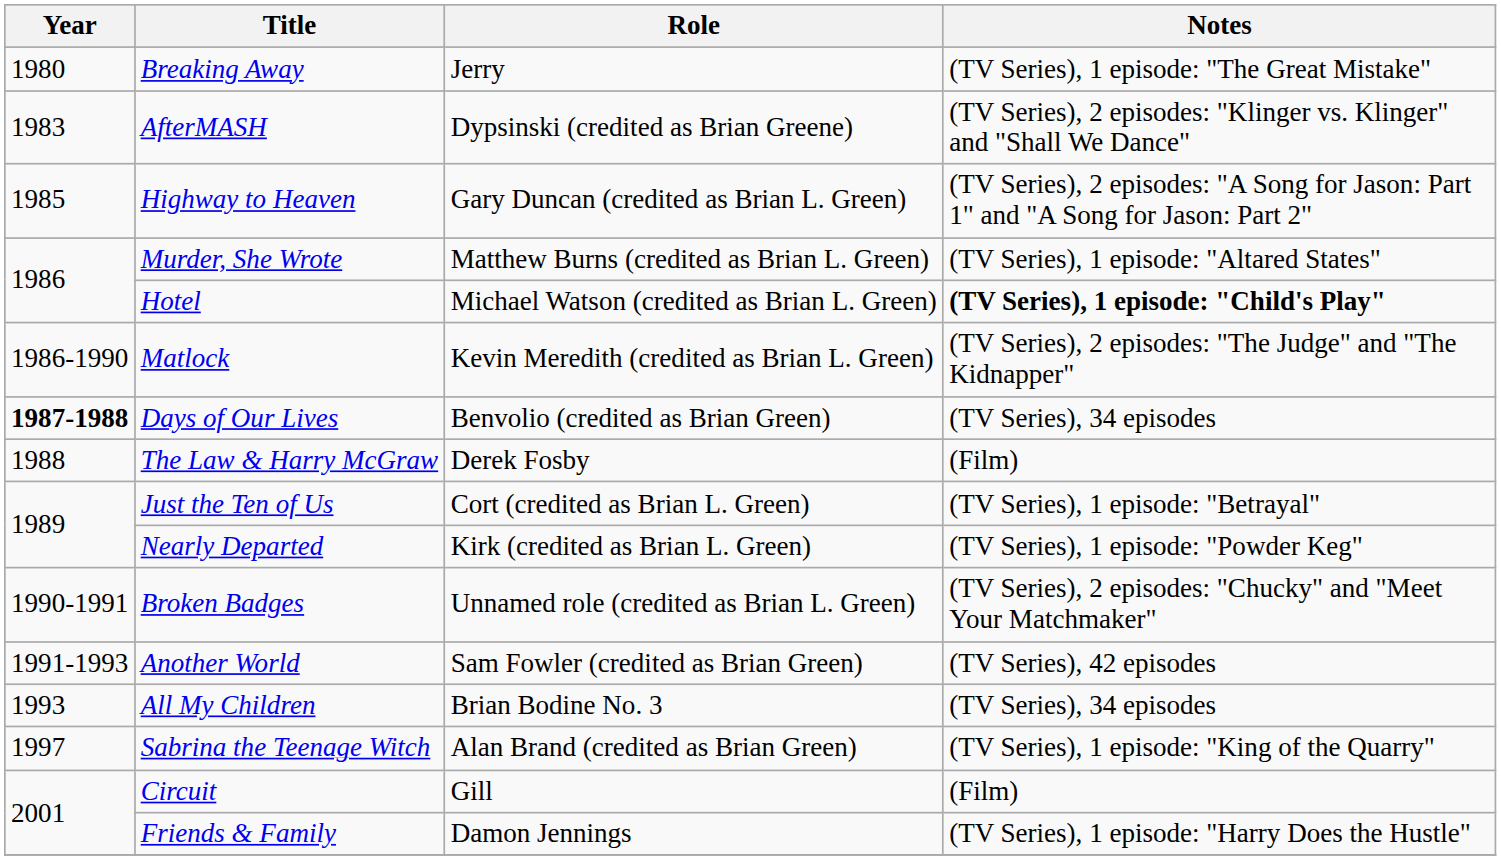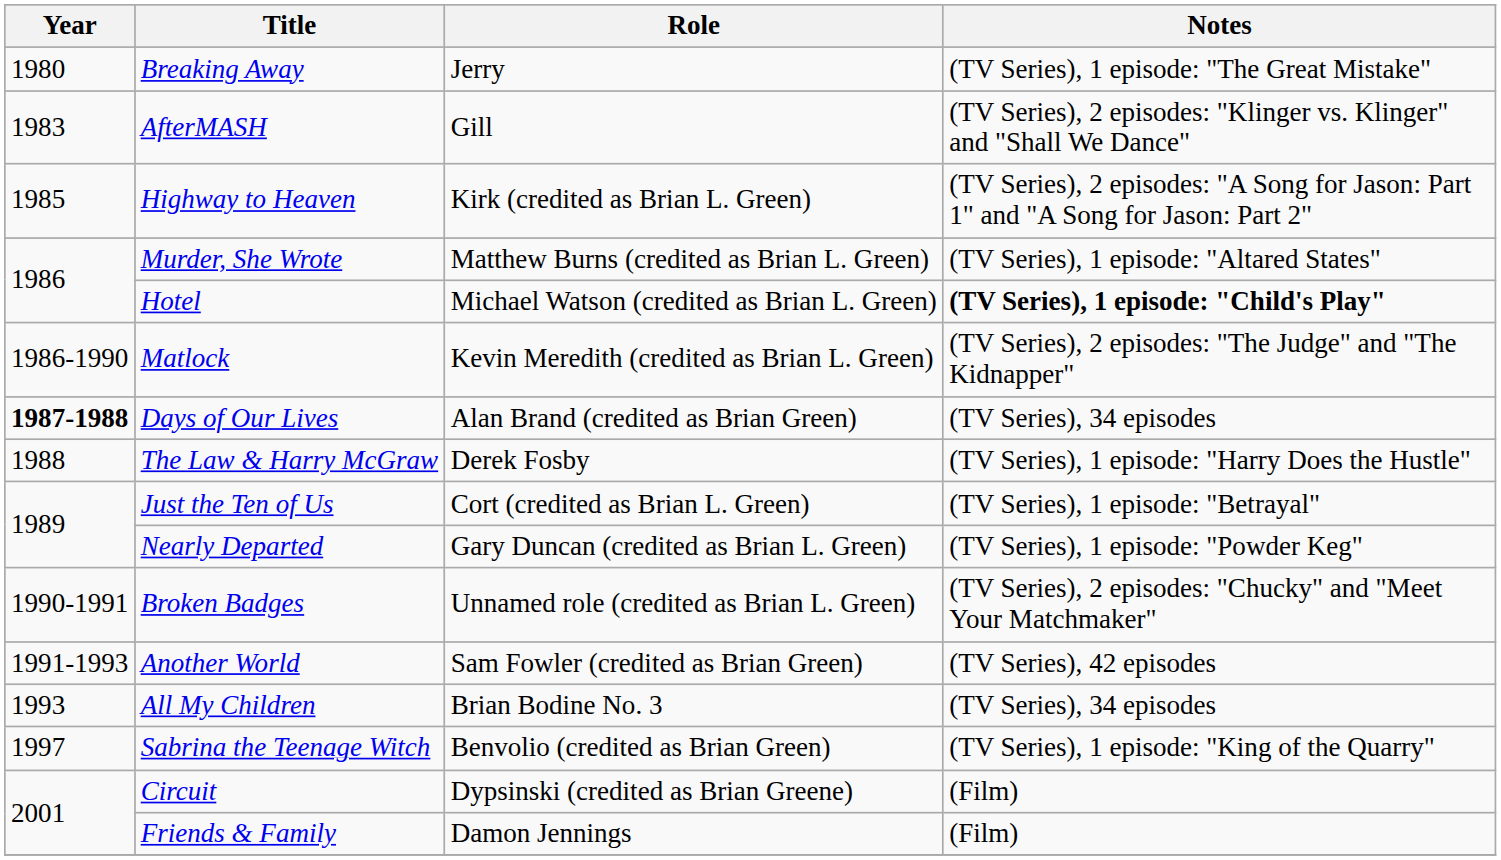(652, 126) Dypsinski (credited as Brian Greene) -> (472, 126) Gill
(678, 200) Gary Duncan (credited as Brian L. Green) -> (631, 200) Kirk (credited as Brian L. Green)
(641, 417) Benvolio (credited as Brian Green) -> (654, 417) Alan Brand (credited as Brian Green)
(984, 460) (Film) -> (1210, 460) (TV Series), 1 episode: "Harry Does the Hustle"
(631, 546) Kirk (credited as Brian L. Green) -> (678, 546) Gary Duncan (credited as Brian L. Green)
(654, 747) Alan Brand (credited as Brian Green) -> (641, 747) Benvolio (credited as Brian Green)
(472, 790) Gill -> (652, 790) Dypsinski (credited as Brian Greene)
(1210, 833) (TV Series), 1 episode: "Harry Does the Hustle" -> (984, 833) (Film)
